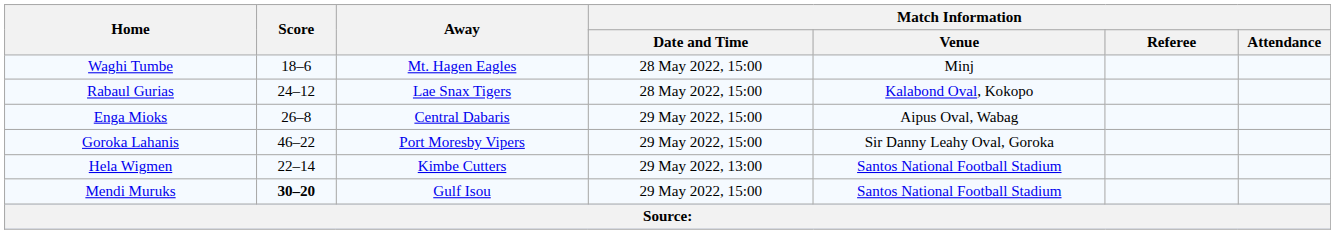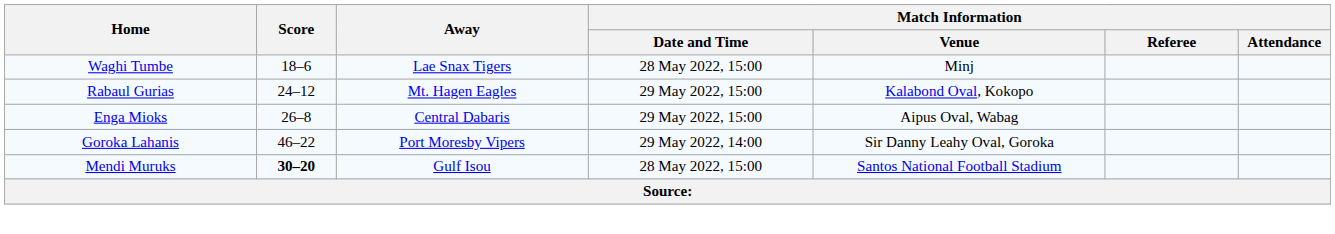(462, 67) Mt. Hagen Eagles -> (462, 67) Lae Snax Tigers
(462, 92) Lae Snax Tigers -> (462, 92) Mt. Hagen Eagles
(701, 92) 28 May 2022, 15:00 -> (701, 92) 29 May 2022, 15:00
(701, 142) 29 May 2022, 15:00 -> (701, 142) 29 May 2022, 14:00
- row: (131, 166)
(701, 191) 29 May 2022, 15:00 -> (701, 166) 28 May 2022, 15:00
